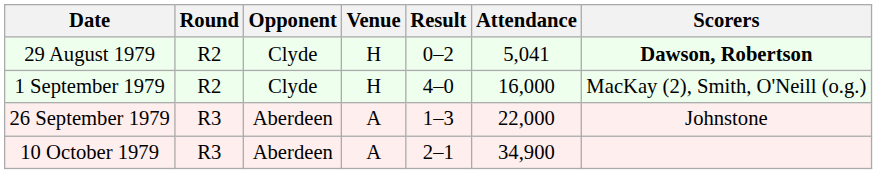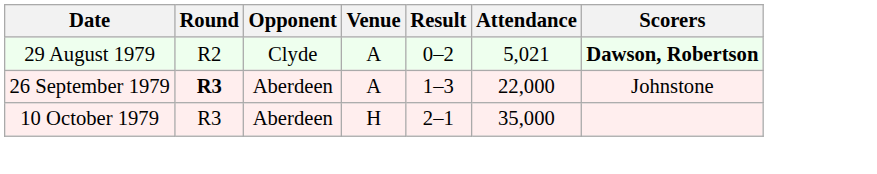(374, 53) H -> (374, 53) A
(526, 53) 5,041 -> (526, 53) 5,021
- row: (90, 86)
(209, 119) normal -> (209, 86) bold
(374, 151) A -> (374, 119) H
(526, 151) 34,900 -> (526, 119) 35,000
